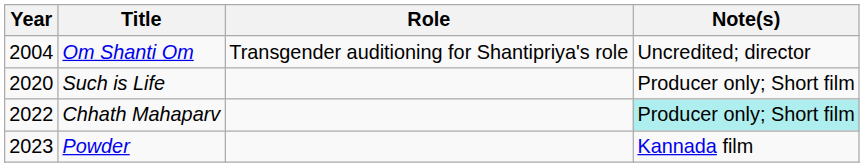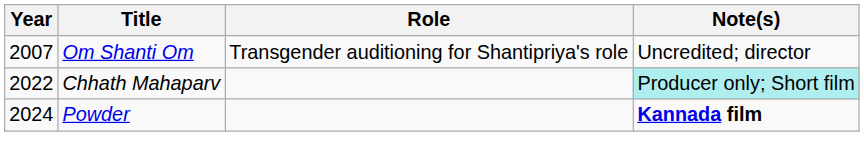(31, 51) 2004 -> (31, 51) 2007
- row: (114, 83)
(31, 146) 2023 -> (31, 114) 2024
(695, 146) normal -> (700, 114) bold
